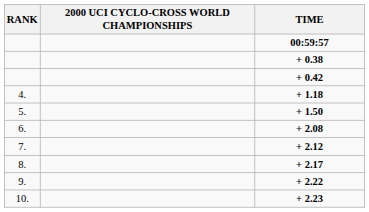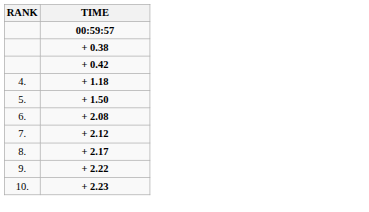- column: (147, 19)
